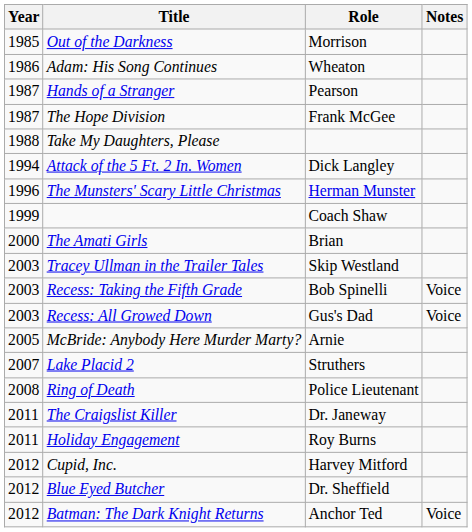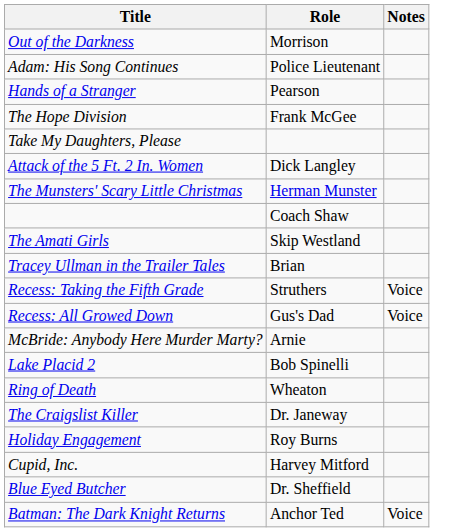- column: (24, 16)
(337, 66) Wheaton -> (325, 66) Police Lieutenant
(326, 240) Brian -> (315, 240) Skip Westland
(354, 265) Skip Westland -> (287, 265) Brian
(348, 290) Bob Spinelli -> (298, 290) Struthers
(337, 365) Struthers -> (309, 365) Bob Spinelli
(364, 389) Police Lieutenant -> (298, 389) Wheaton
